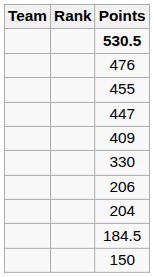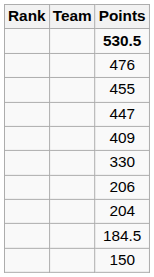columns swapped: (73, 16) <-> (28, 16)
